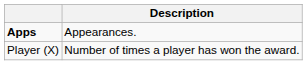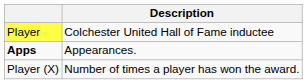+ row: (24, 32)
